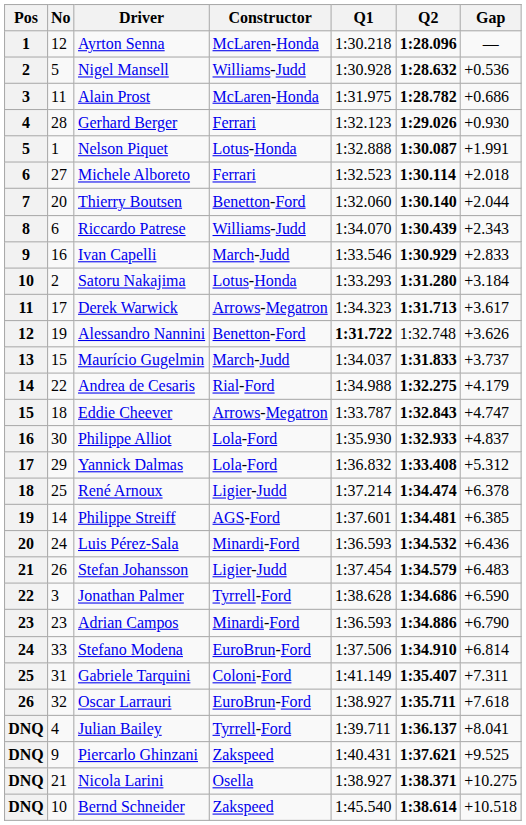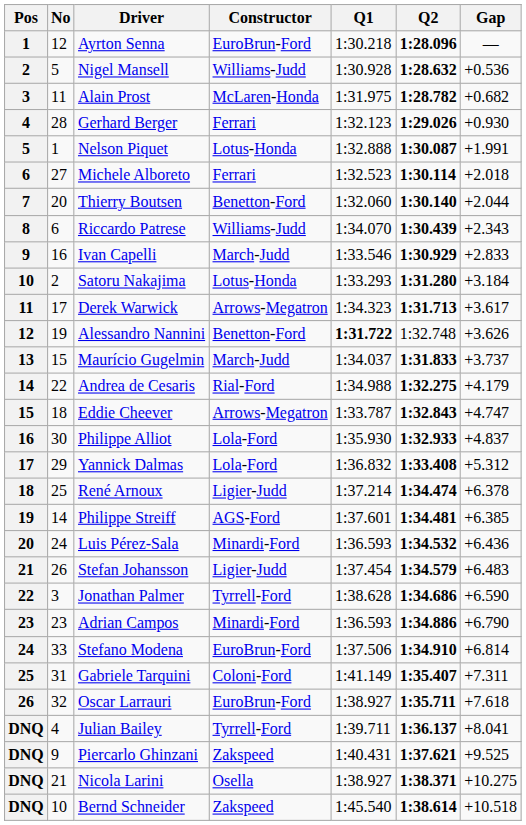(266, 44) McLaren-Honda -> (262, 44) EuroBrun-Ford
(487, 96) +0.686 -> (487, 96) +0.682
